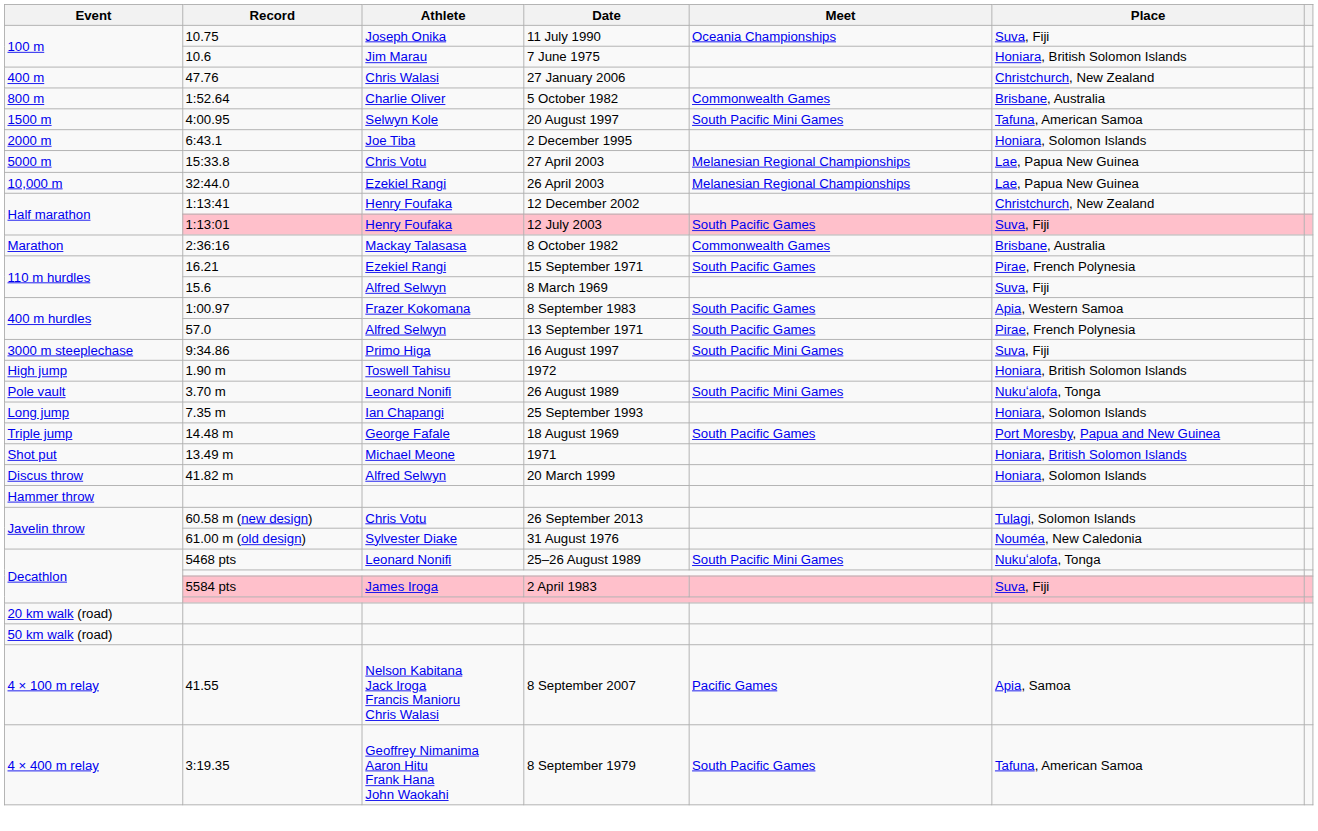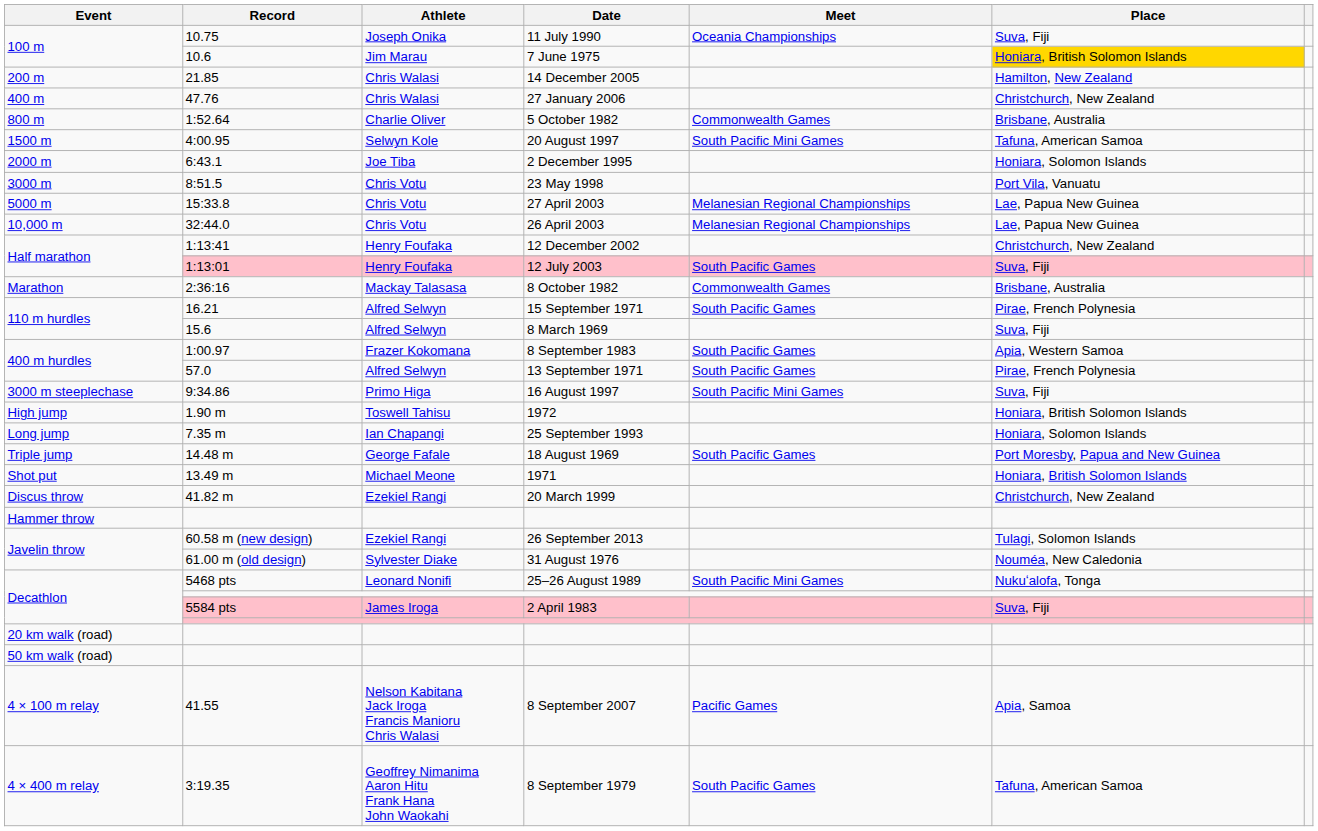(1091, 57) no background -> (1091, 57) gold background
+ row: (26, 78)
+ row: (30, 183)
(406, 183) Ezekiel Rangi -> (396, 224) Chris Votu
(406, 266) Ezekiel Rangi -> (406, 308) Alfred Selwyn
- row: (37, 392)
(406, 476) Alfred Selwyn -> (406, 497) Ezekiel Rangi
(1071, 476) Honiara, Solomon Islands -> (1075, 497) Christchurch, New Zealand
(396, 518) Chris Votu -> (406, 538) Ezekiel Rangi
